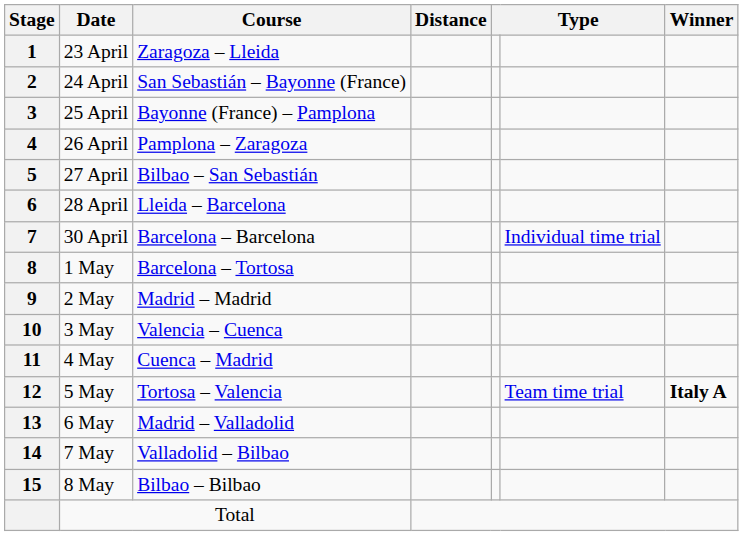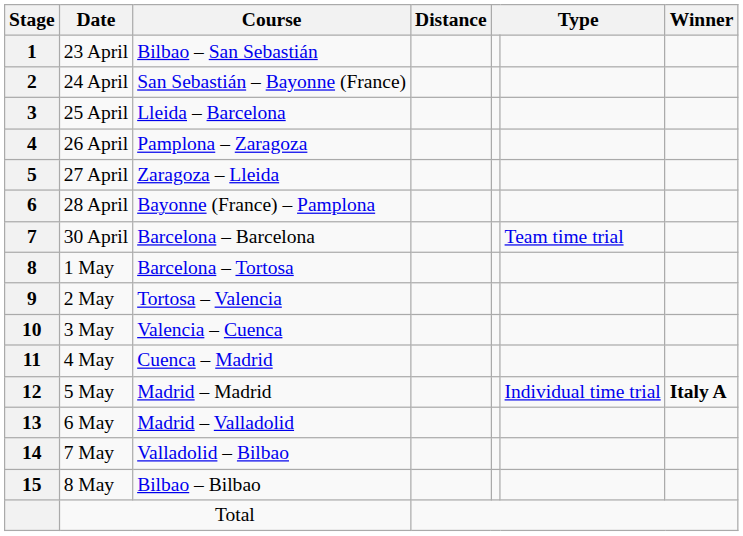(208, 50) Zaragoza – Lleida -> (227, 50) Bilbao – San Sebastián
(256, 112) Bayonne (France) – Pamplona -> (211, 112) Lleida – Barcelona
(227, 174) Bilbao – San Sebastián -> (208, 174) Zaragoza – Lleida
(211, 205) Lleida – Barcelona -> (256, 205) Bayonne (France) – Pamplona
(583, 236) Individual time trial -> (564, 236) Team time trial
(204, 298) Madrid – Madrid -> (209, 298) Tortosa – Valencia
(209, 391) Tortosa – Valencia -> (204, 391) Madrid – Madrid
(564, 391) Team time trial -> (583, 391) Individual time trial
